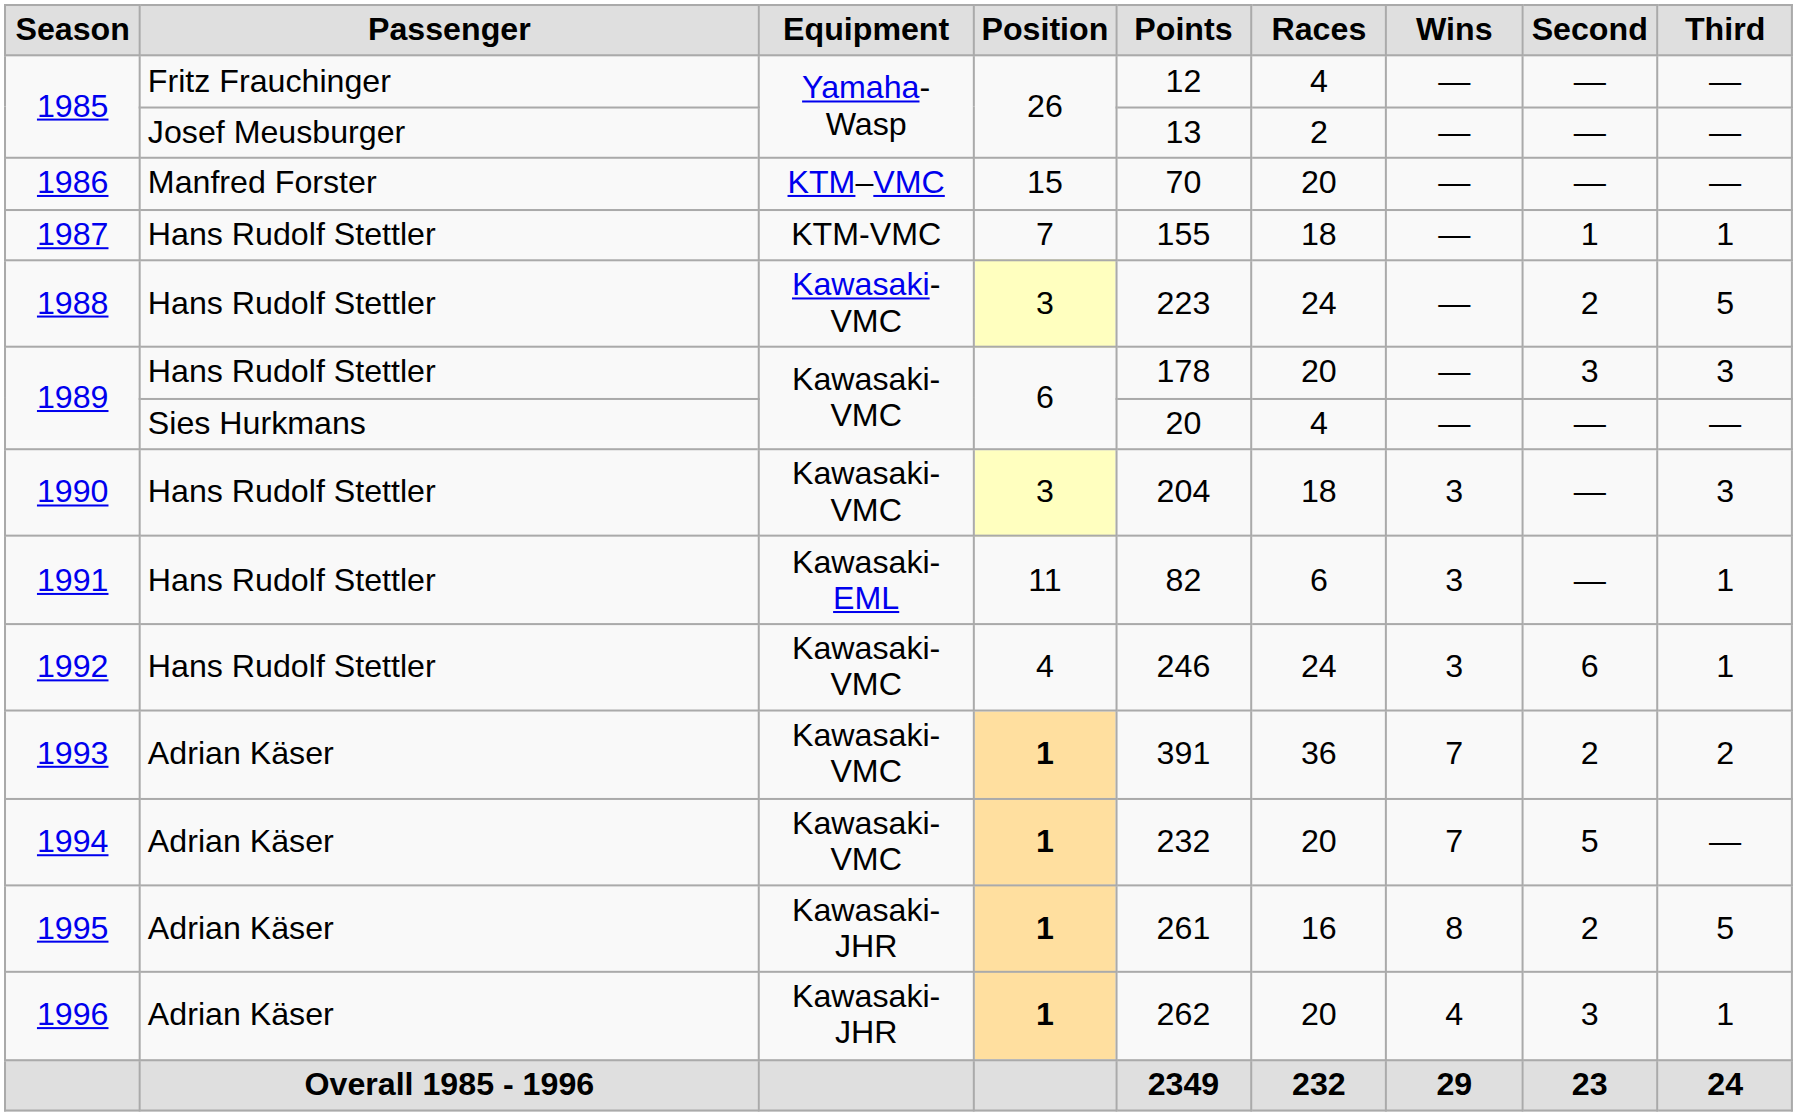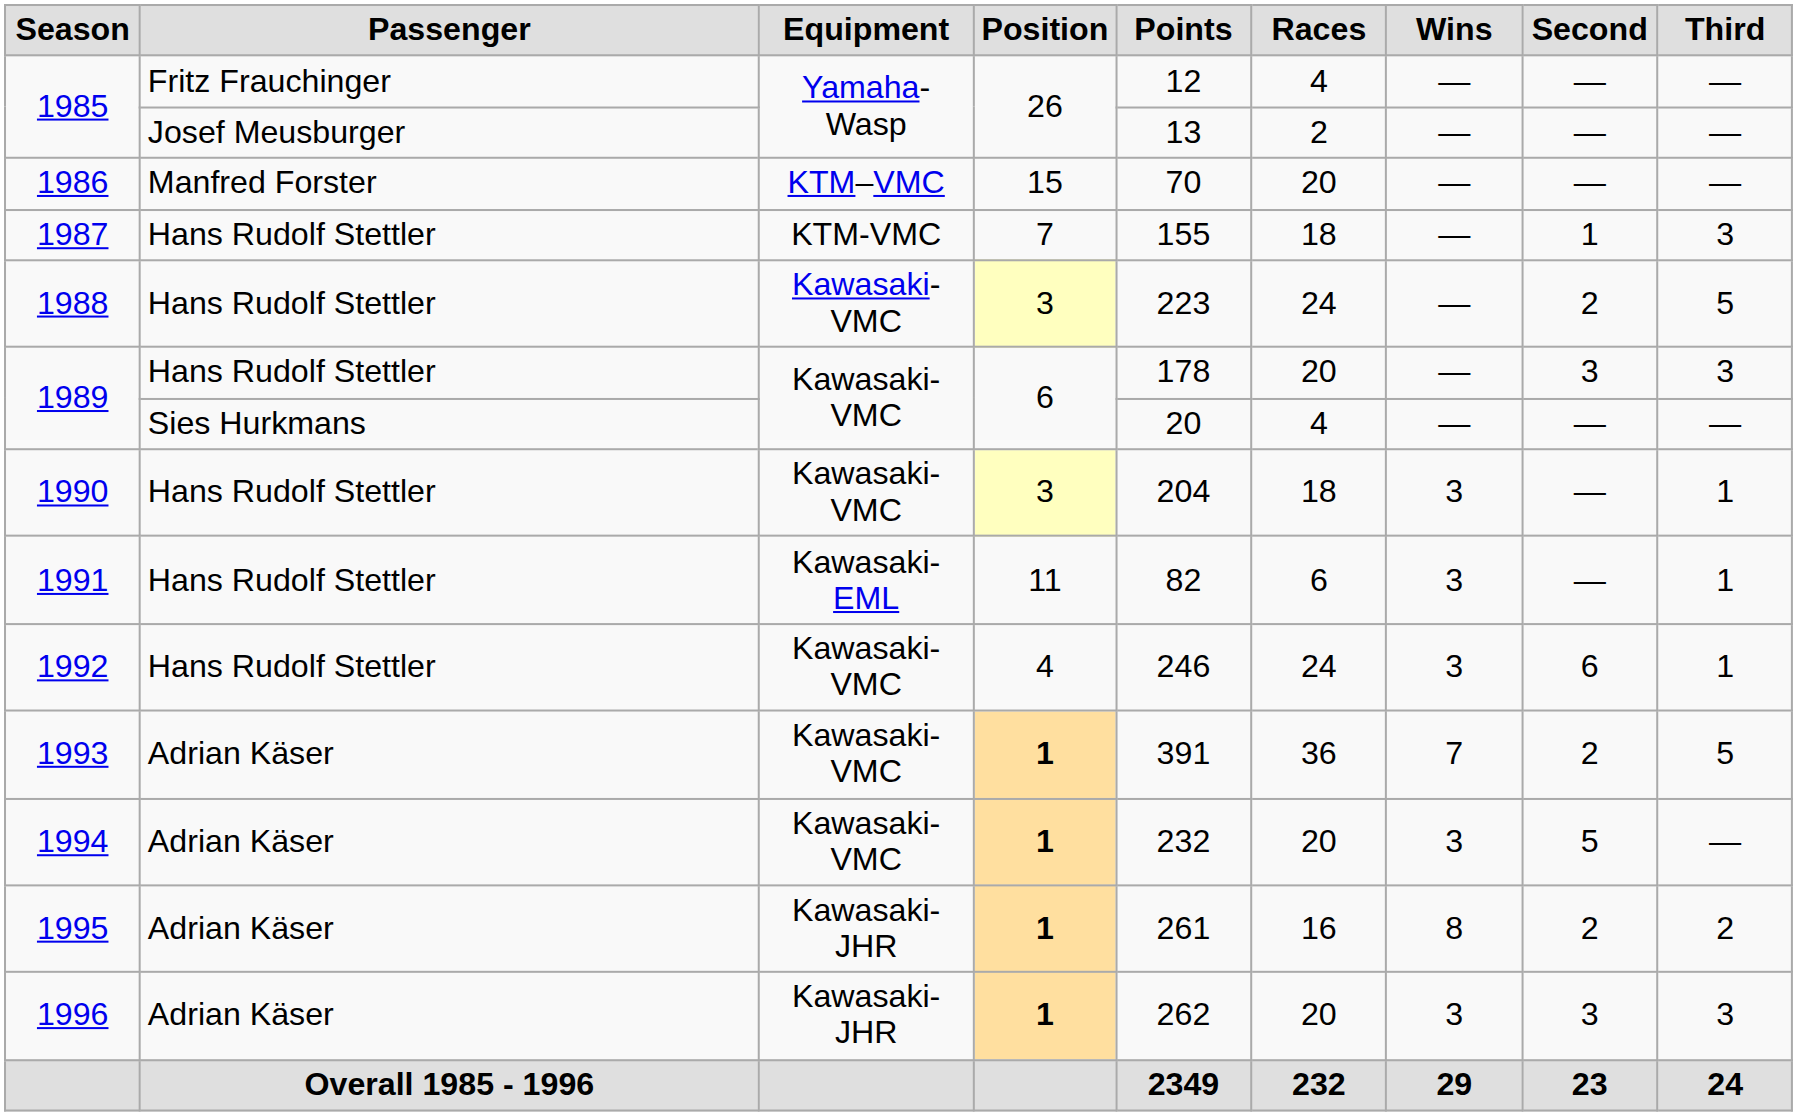(1725, 234) 1 -> (1725, 234) 3
(1725, 492) 3 -> (1725, 492) 1
(1725, 753) 2 -> (1725, 753) 5
(1454, 841) 7 -> (1454, 841) 3
(1725, 928) 5 -> (1725, 928) 2
(1454, 1015) 4 -> (1454, 1015) 3
(1725, 1015) 1 -> (1725, 1015) 3
